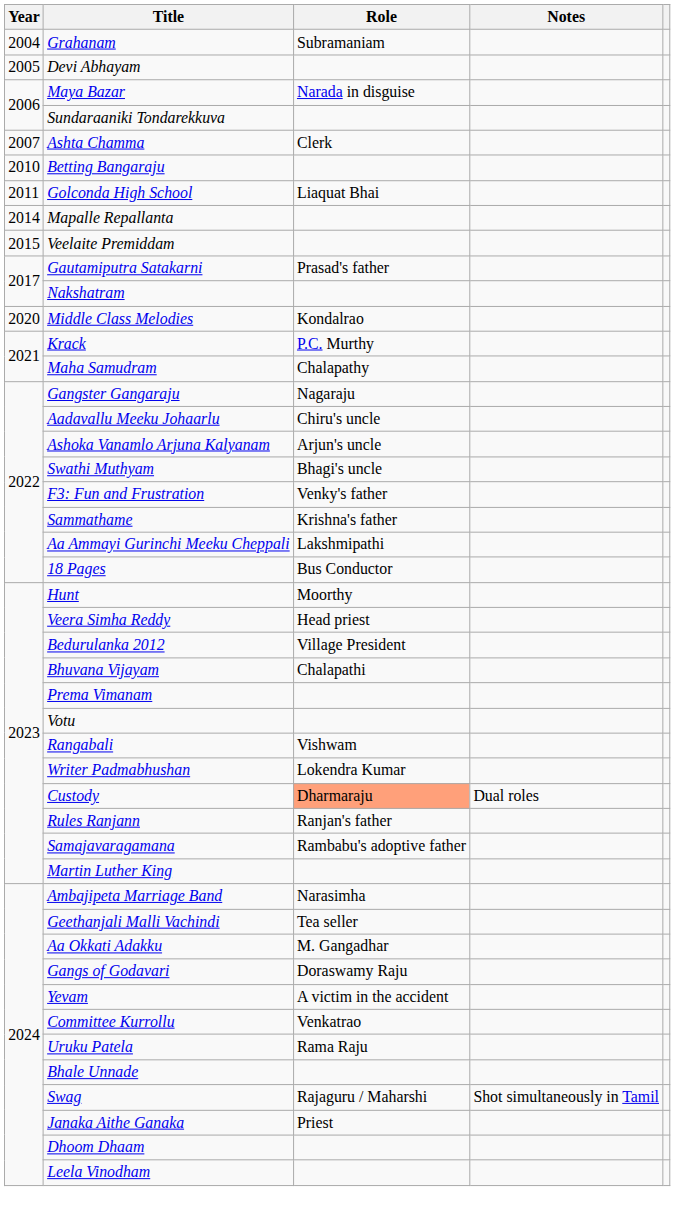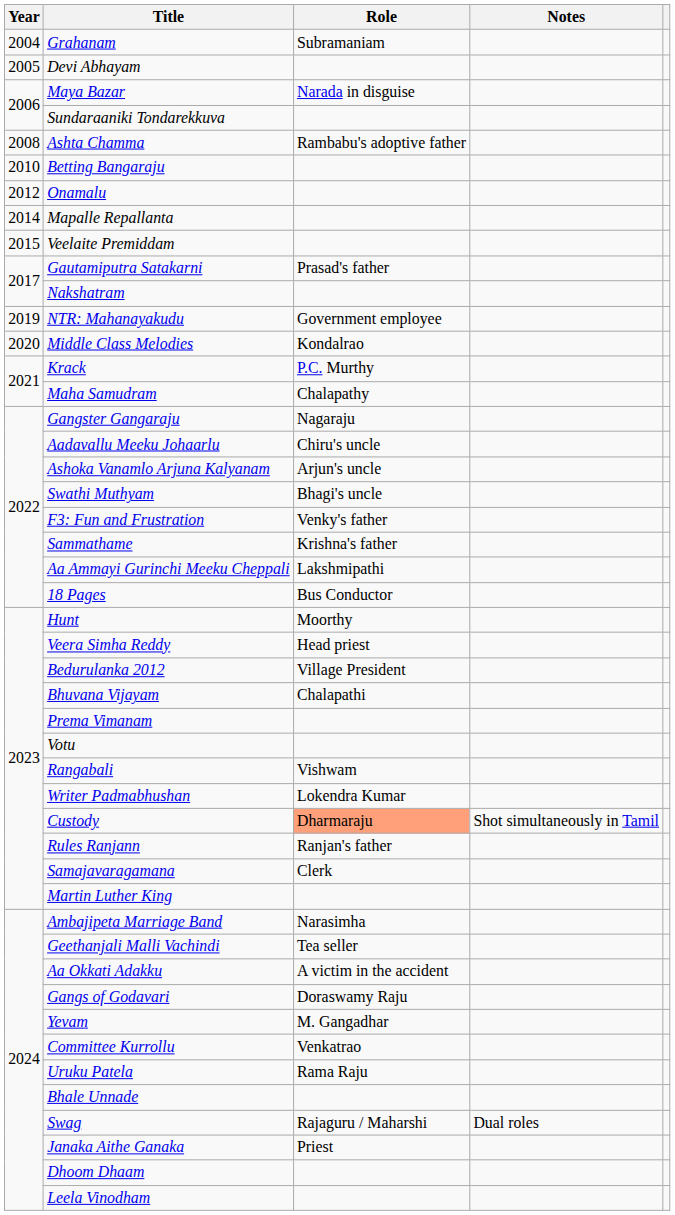(24, 142) 2007 -> (24, 142) 2008
(315, 142) Clerk -> (382, 142) Rambabu's adoptive father
- row: (120, 192)
+ row: (77, 192)
+ row: (116, 318)
(506, 795) Dual roles -> (566, 820) Shot simultaneously in Tamil
(382, 846) Rambabu's adoptive father -> (315, 871) Clerk
(343, 946) M. Gangadhar -> (373, 971) A victim in the accident
(373, 996) A victim in the accident -> (343, 1021) M. Gangadhar
(566, 1097) Shot simultaneously in Tamil -> (506, 1122) Dual roles
